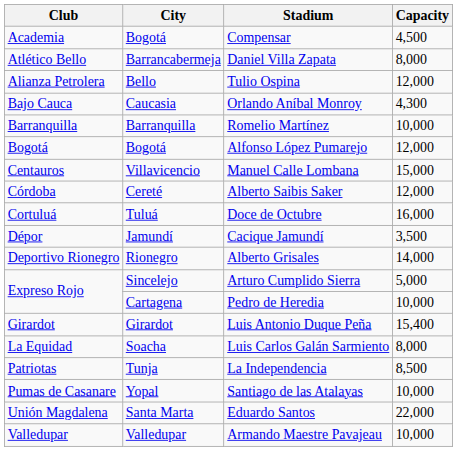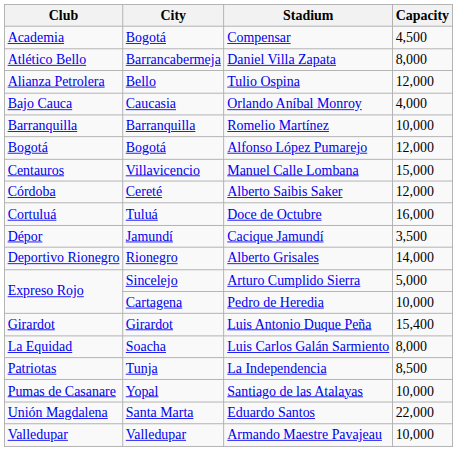(411, 103) 4,300 -> (411, 103) 4,000
